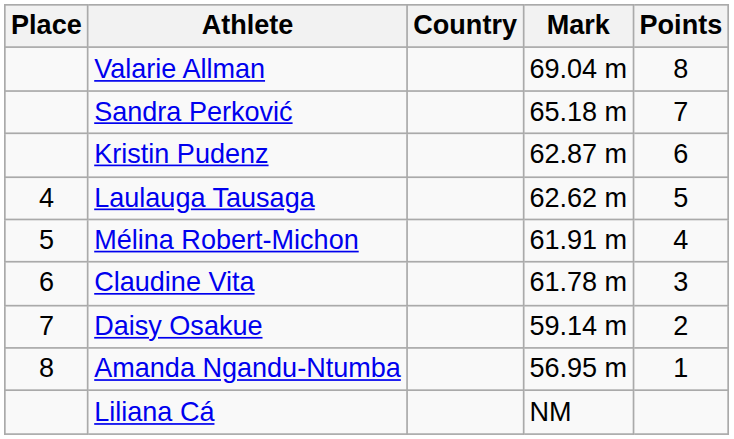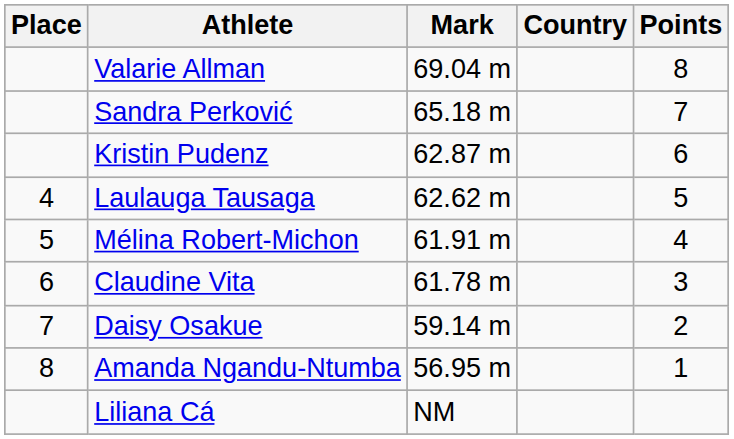columns swapped: (465, 25) <-> (578, 25)
